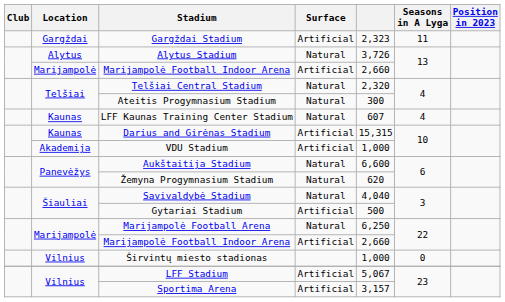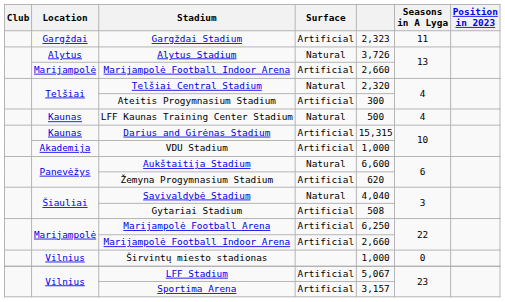(326, 102) Natural -> (326, 102) Artificial
(376, 117) 607 -> (376, 117) 500
(326, 180) Natural -> (326, 180) Artificial
(376, 211) 500 -> (376, 211) 508
(326, 227) Natural -> (326, 227) Artificial
